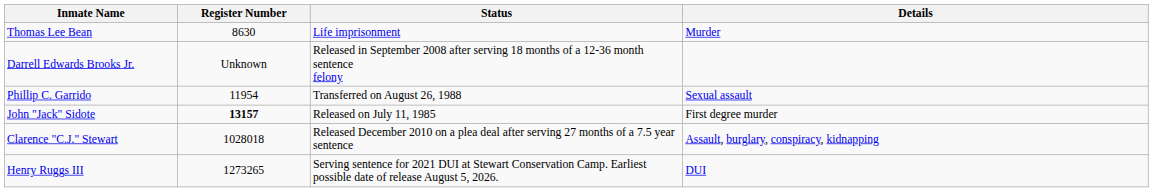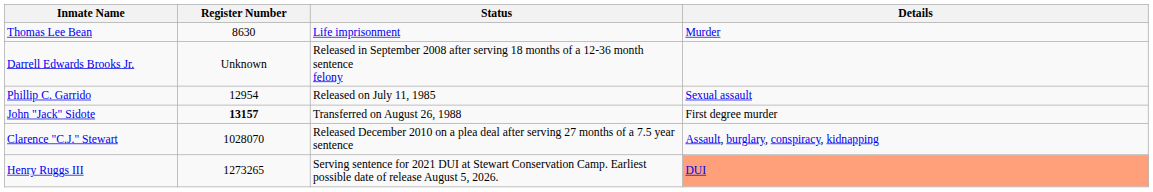(244, 95) 11954 -> (244, 95) 12954
(387, 95) Transferred on August 26, 1988 -> (374, 95) Released on July 11, 1985
(374, 114) Released on July 11, 1985 -> (387, 114) Transferred on August 26, 1988
(244, 139) 1028018 -> (244, 139) 1028070
(696, 170) no background -> (696, 170) lightsalmon background
